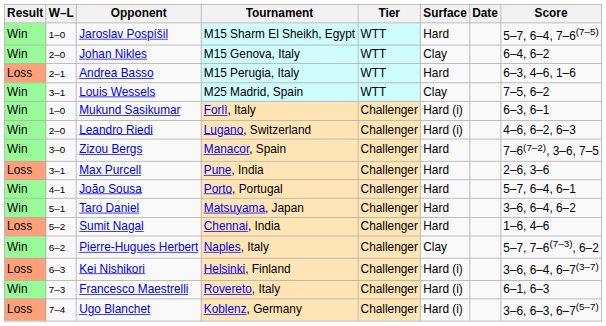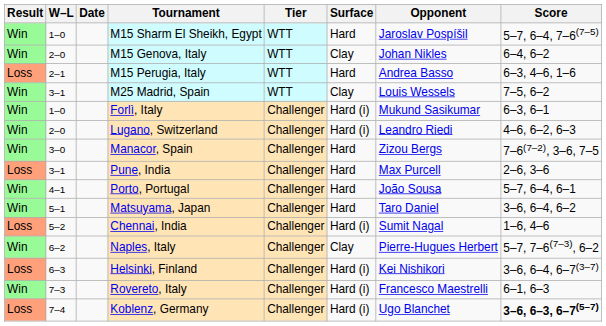columns swapped: (485, 13) <-> (139, 13)
(436, 226) Hard -> (350, 226) Hard (i)
(551, 309) normal -> (551, 309) bold
